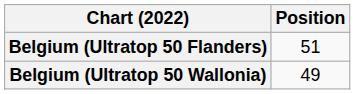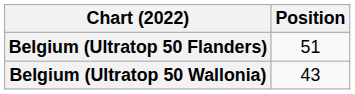(310, 74) 49 -> (310, 74) 43
